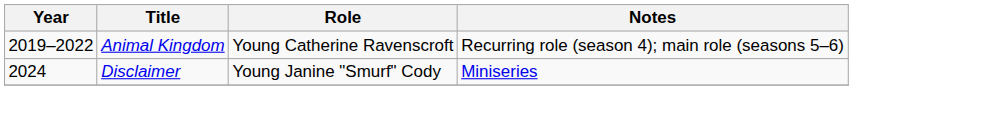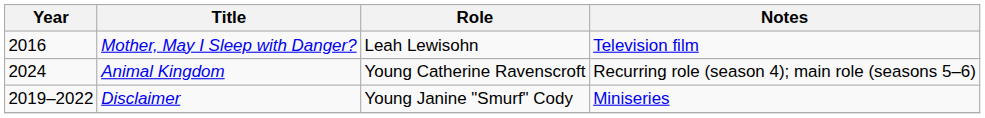+ row: (229, 44)
(51, 44) 2019–2022 -> (27, 71) 2024
(27, 71) 2024 -> (51, 98) 2019–2022
